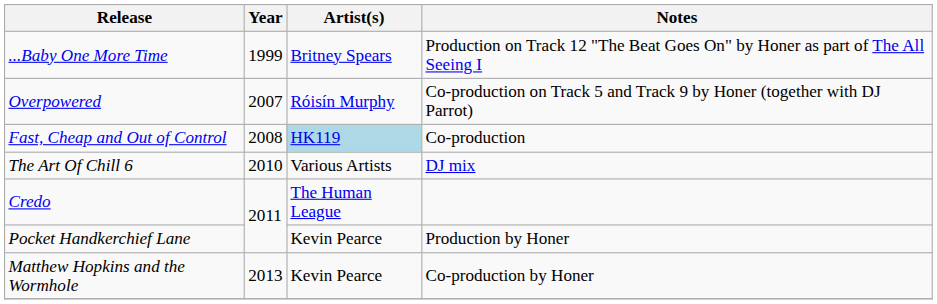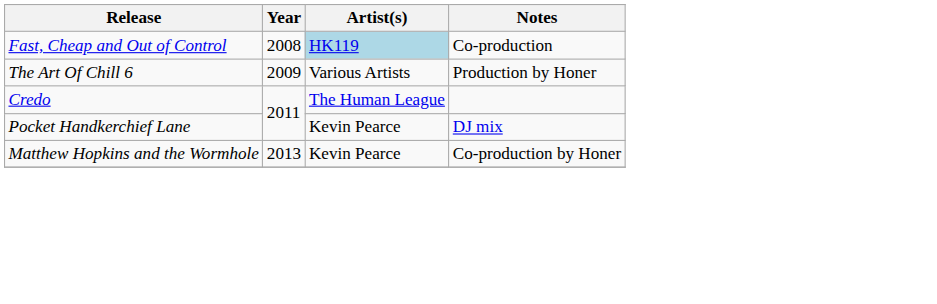- row: (88, 54)
- row: (55, 101)
(265, 165) 2010 -> (284, 72) 2009
(450, 165) DJ mix -> (525, 72) Production by Honer
(497, 238) Production by Honer -> (478, 126) DJ mix
